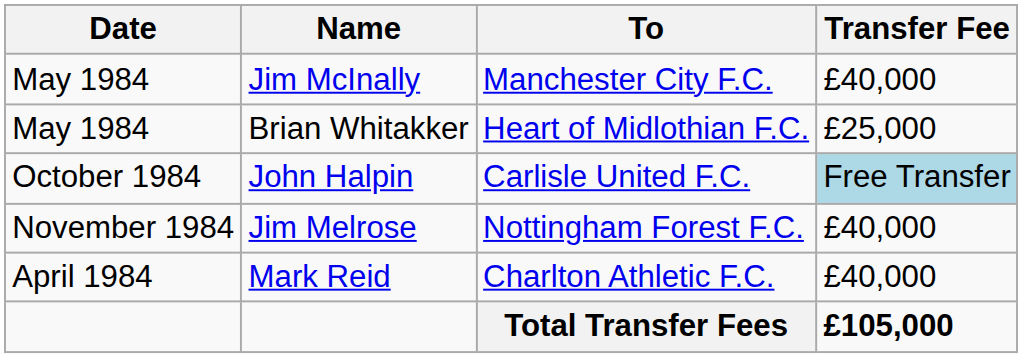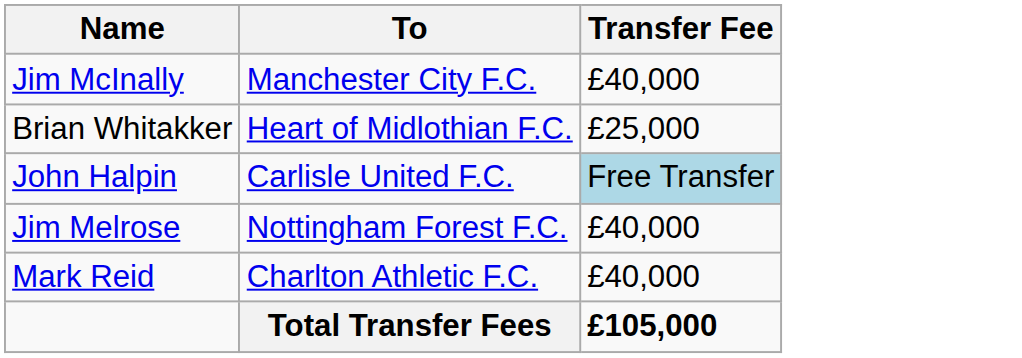- column: (123, 29)
